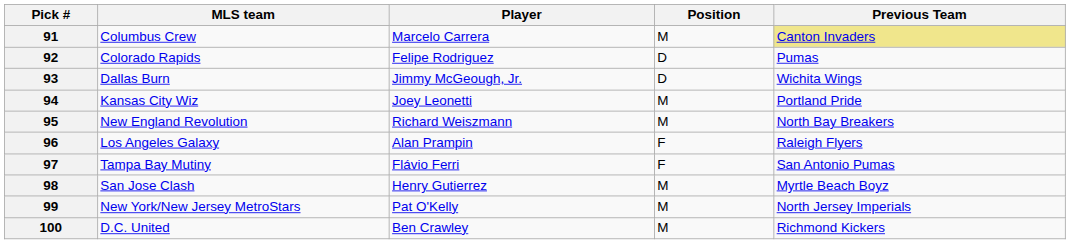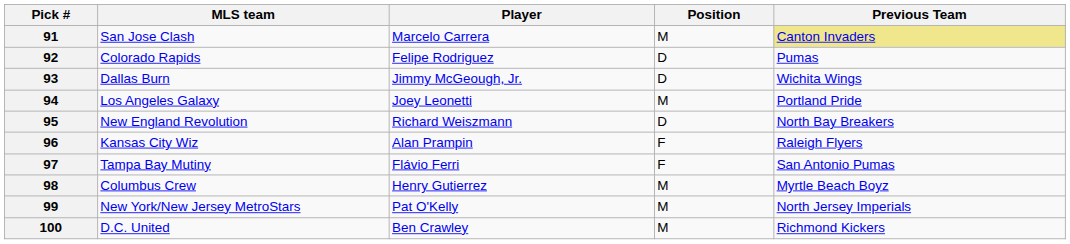(148, 36) Columbus Crew -> (147, 36) San Jose Clash
(149, 100) Kansas City Wiz -> (160, 100) Los Angeles Galaxy
(663, 121) M -> (662, 121) D
(160, 143) Los Angeles Galaxy -> (149, 143) Kansas City Wiz
(147, 185) San Jose Clash -> (148, 185) Columbus Crew
